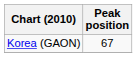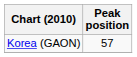(107, 43) 67 -> (107, 43) 57
